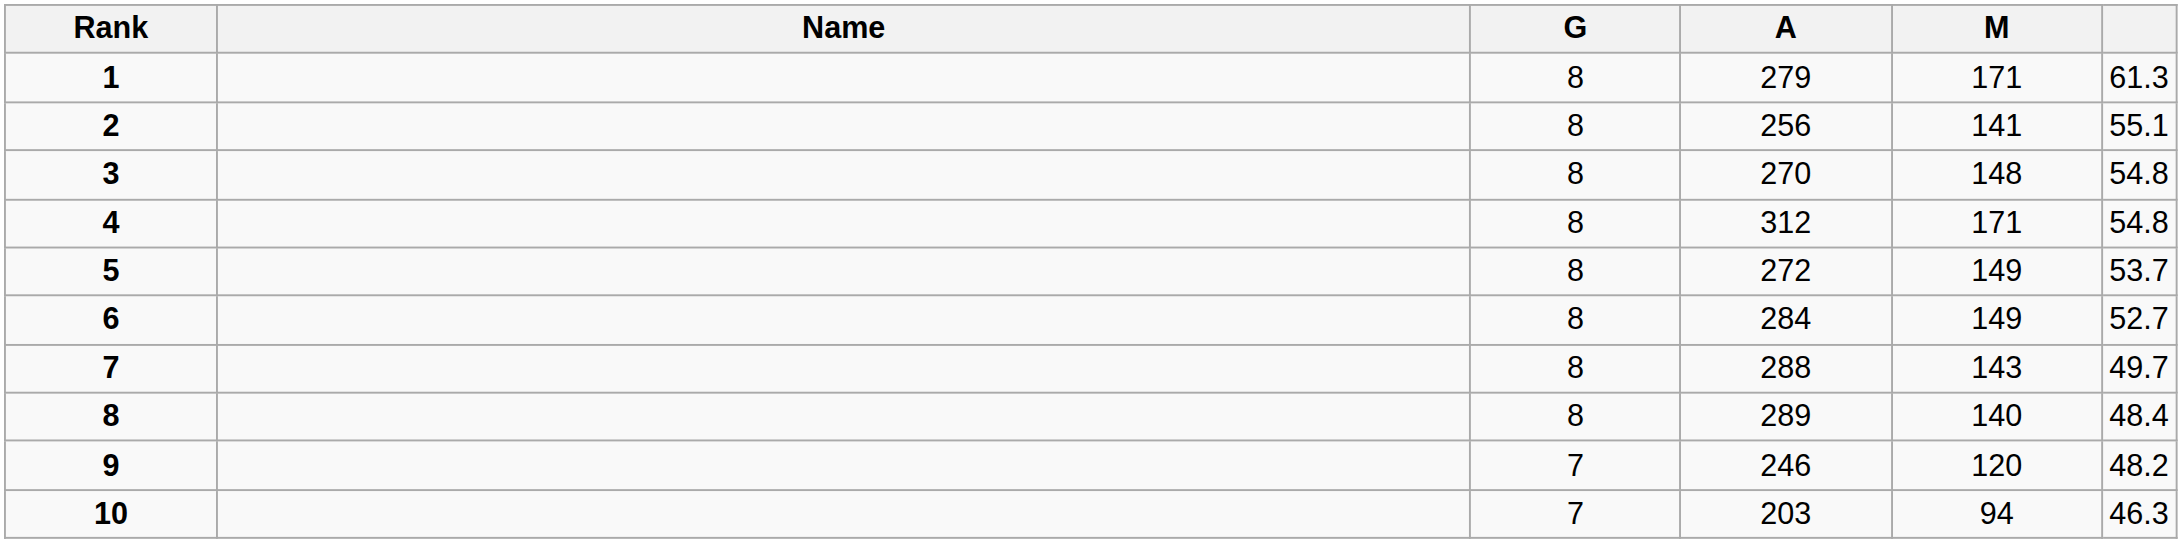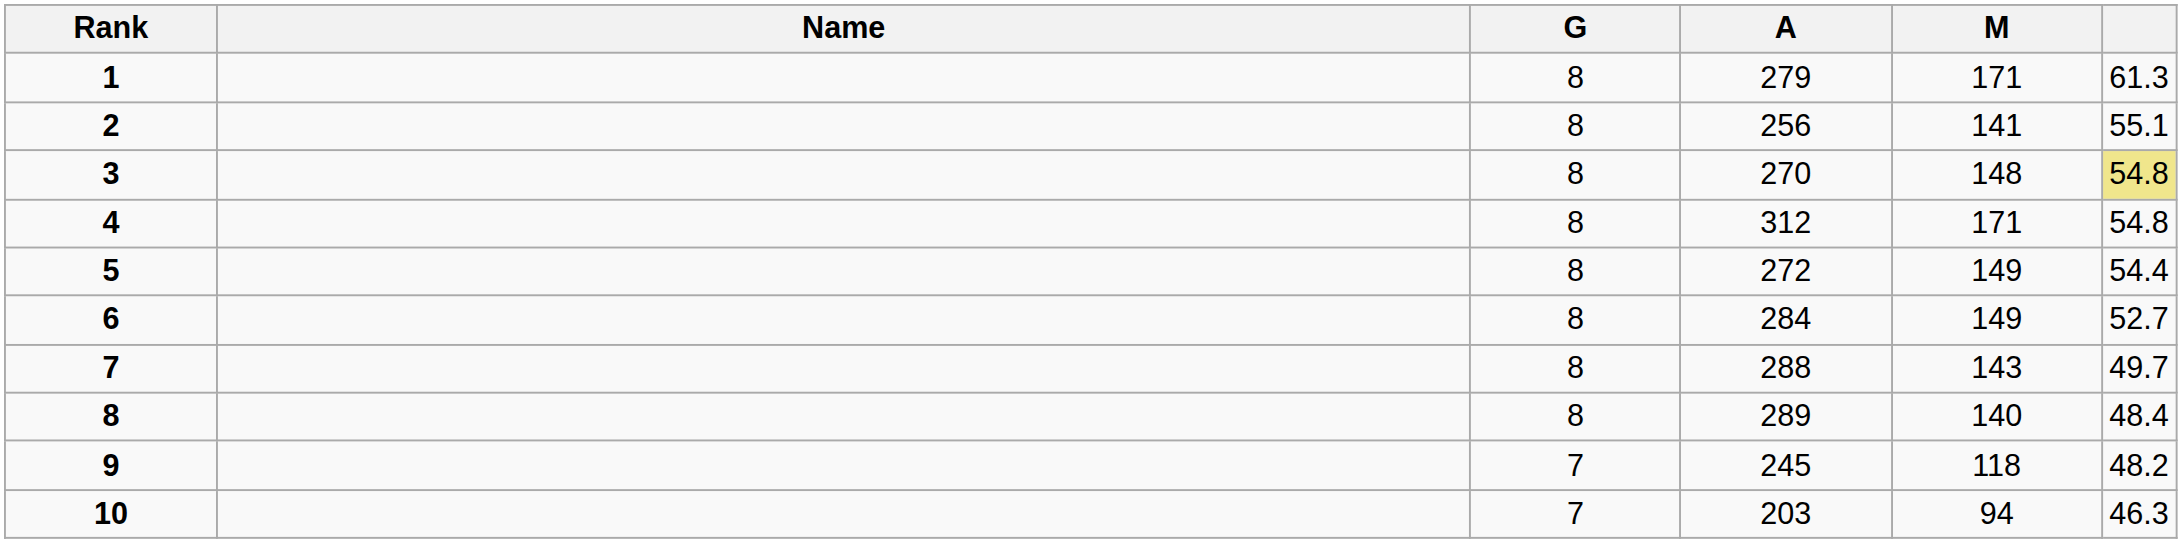(2139, 174) no background -> (2139, 174) khaki background
(2139, 271) 53.7 -> (2139, 271) 54.4
(1786, 464) 246 -> (1786, 464) 245
(1997, 464) 120 -> (1997, 464) 118
